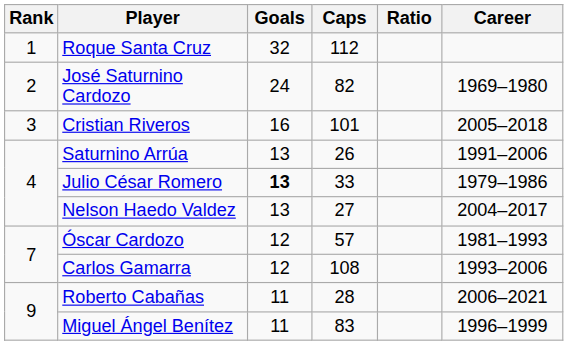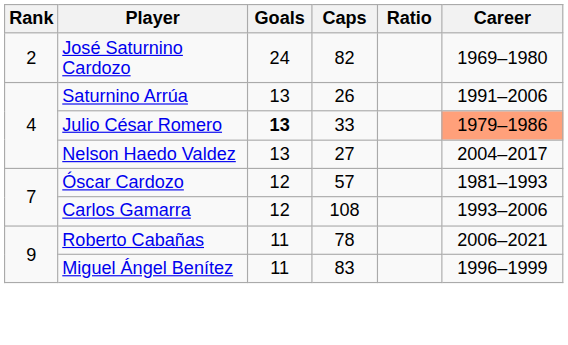- row: (137, 47)
- row: (126, 125)
(502, 182) no background -> (502, 125) lightsalmon background
(344, 297) 28 -> (344, 239) 78
